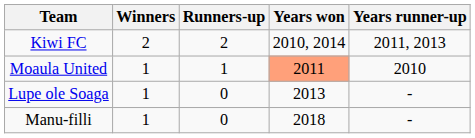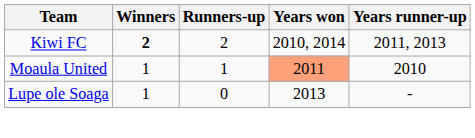(146, 42) normal -> (146, 42) bold
- row: (58, 119)
